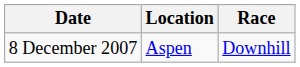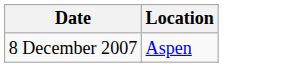- column: (256, 18)
